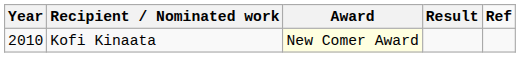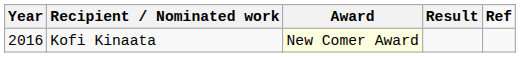(26, 40) 2010 -> (26, 40) 2016
